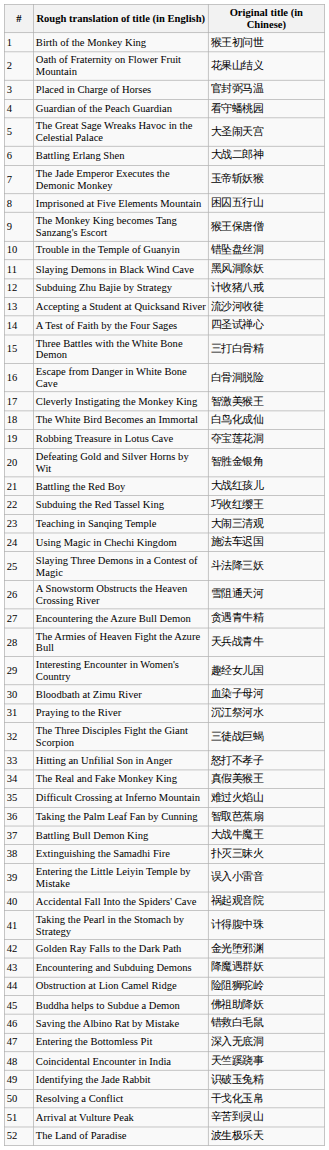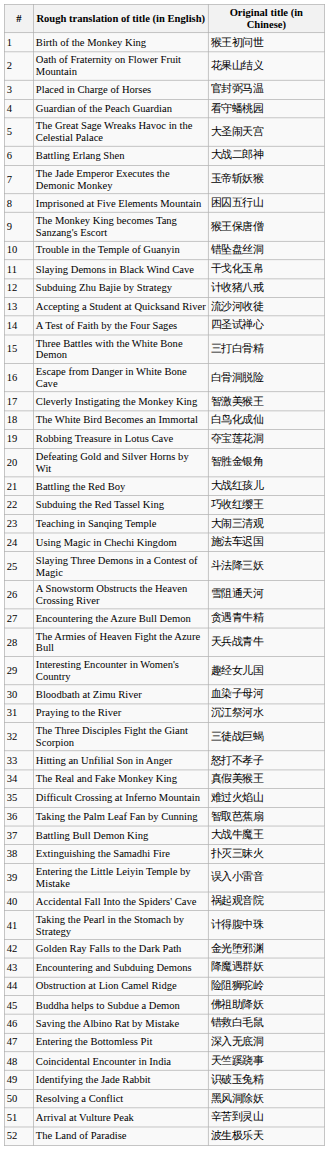(237, 269) 黑风洞除妖 -> (237, 269) 干戈化玉帛
(237, 1098) 干戈化玉帛 -> (237, 1098) 黑风洞除妖
